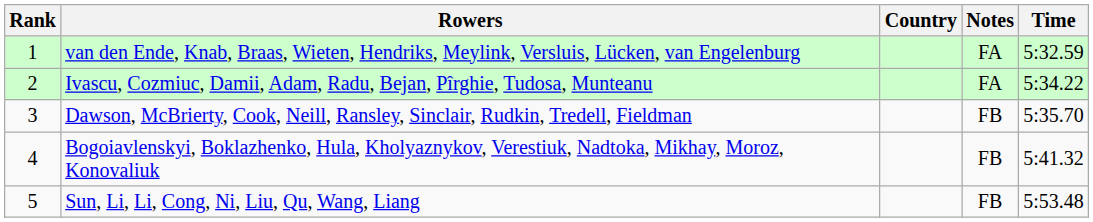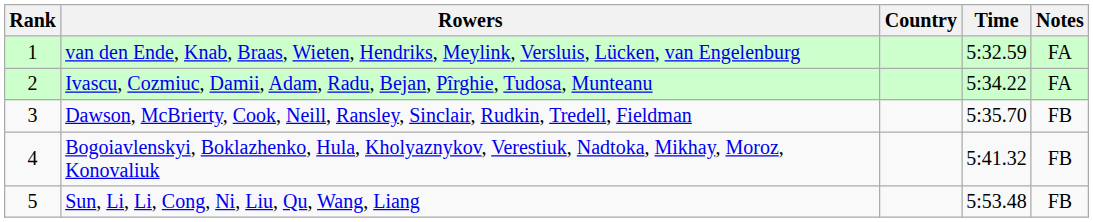columns swapped: (1053, 20) <-> (990, 20)
